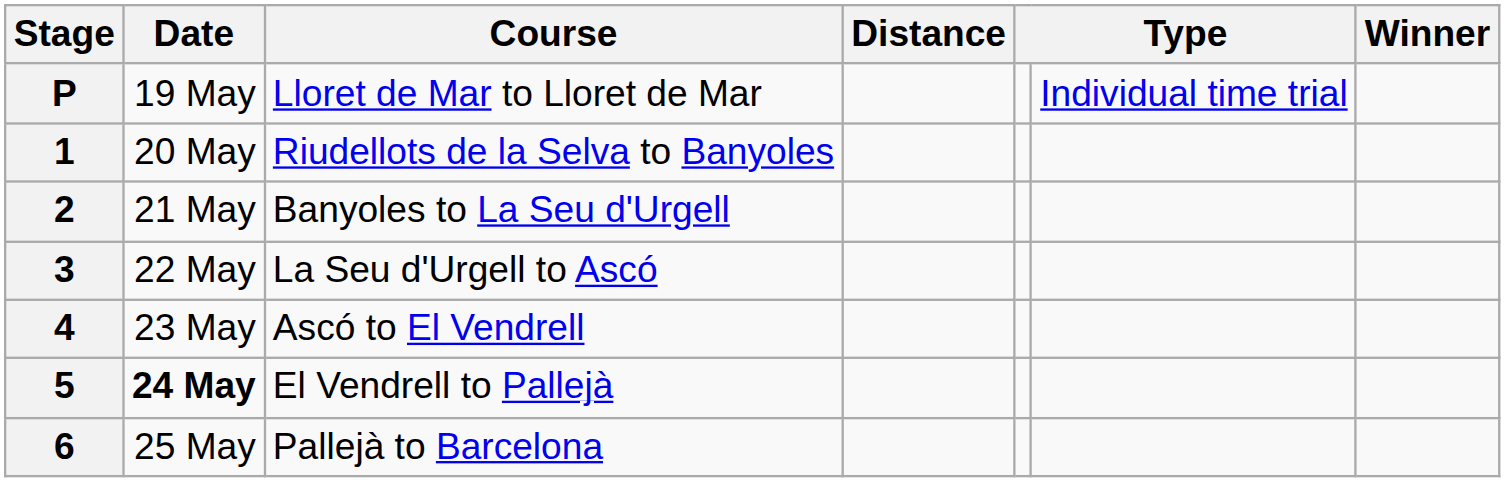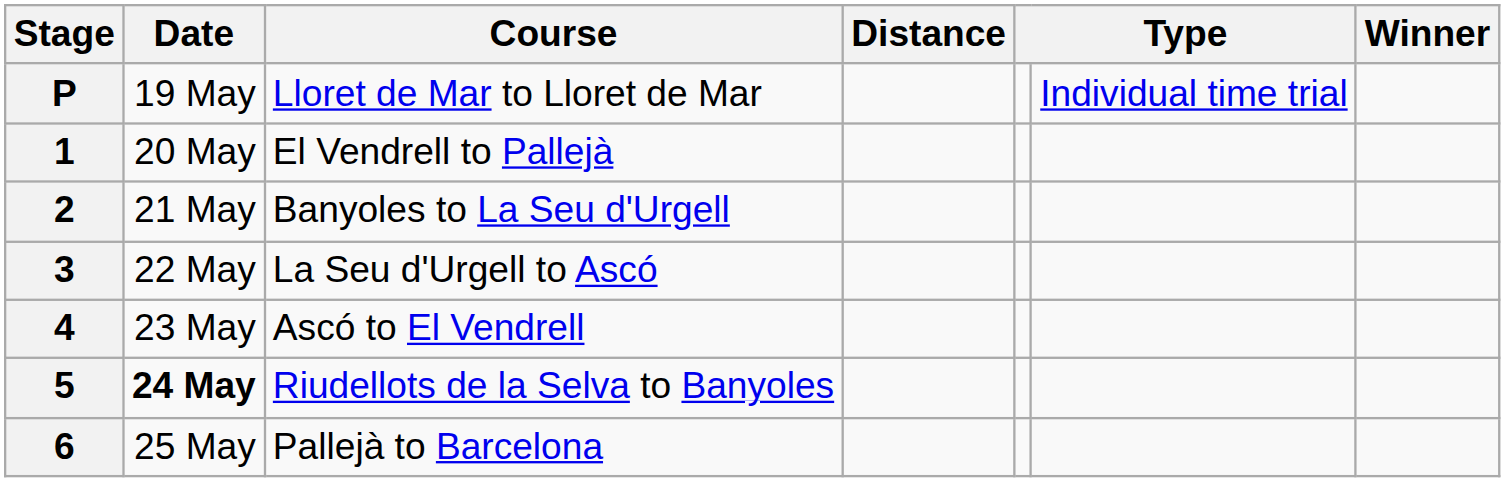(554, 151) Riudellots de la Selva to Banyoles -> (443, 151) El Vendrell to Pallejà
(443, 387) El Vendrell to Pallejà -> (554, 387) Riudellots de la Selva to Banyoles
